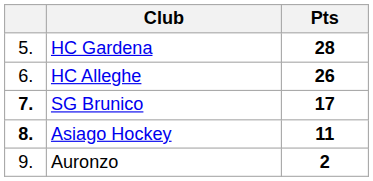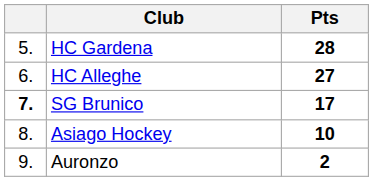(325, 76) 26 -> (325, 76) 27
(26, 133) bold -> (26, 133) normal
(325, 133) 11 -> (325, 133) 10
